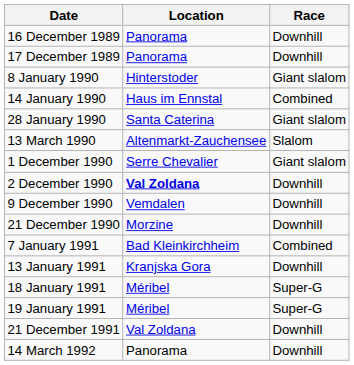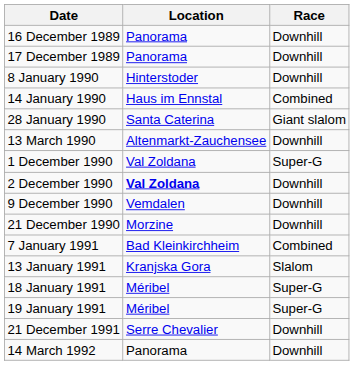(309, 78) Giant slalom -> (297, 78) Downhill
(293, 141) Slalom -> (297, 141) Downhill
(172, 162) Serre Chevalier -> (161, 162) Val Zoldana
(309, 162) Giant slalom -> (297, 162) Super-G
(297, 266) Downhill -> (293, 266) Slalom
(161, 329) Val Zoldana -> (172, 329) Serre Chevalier
